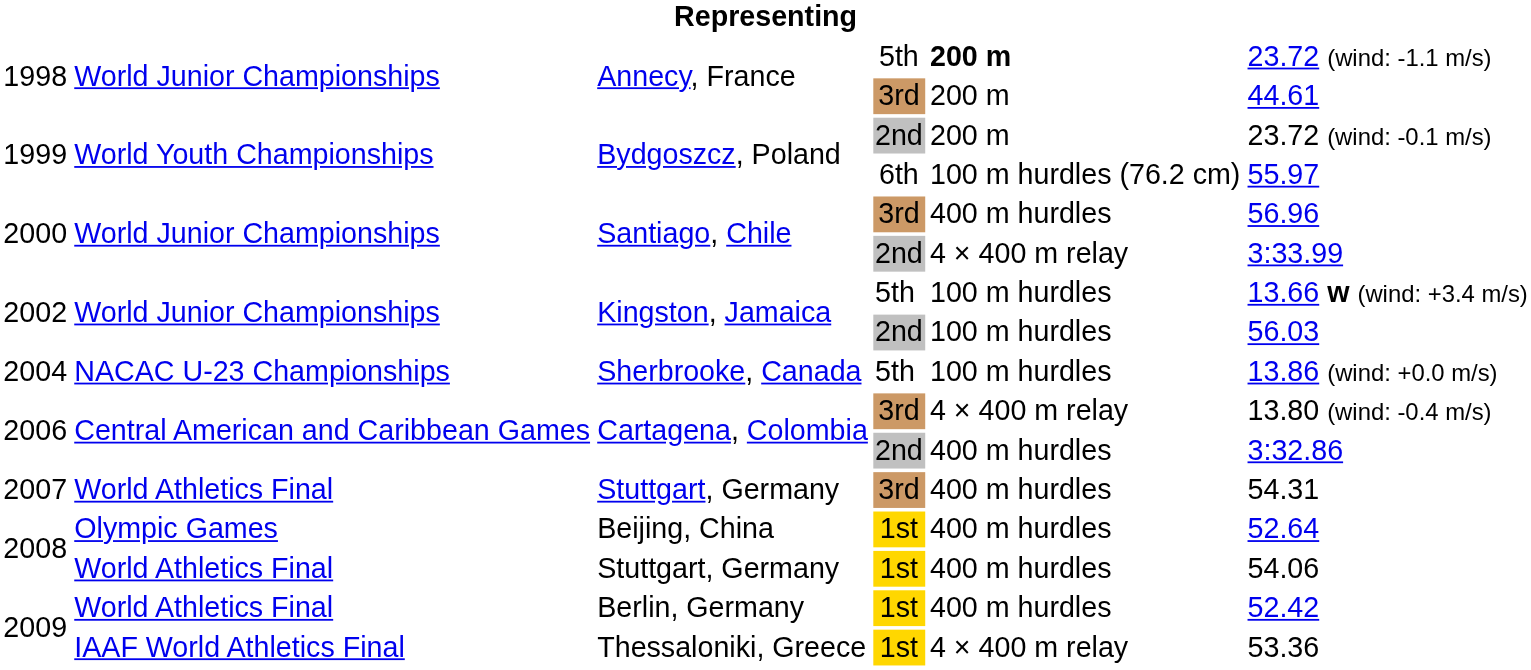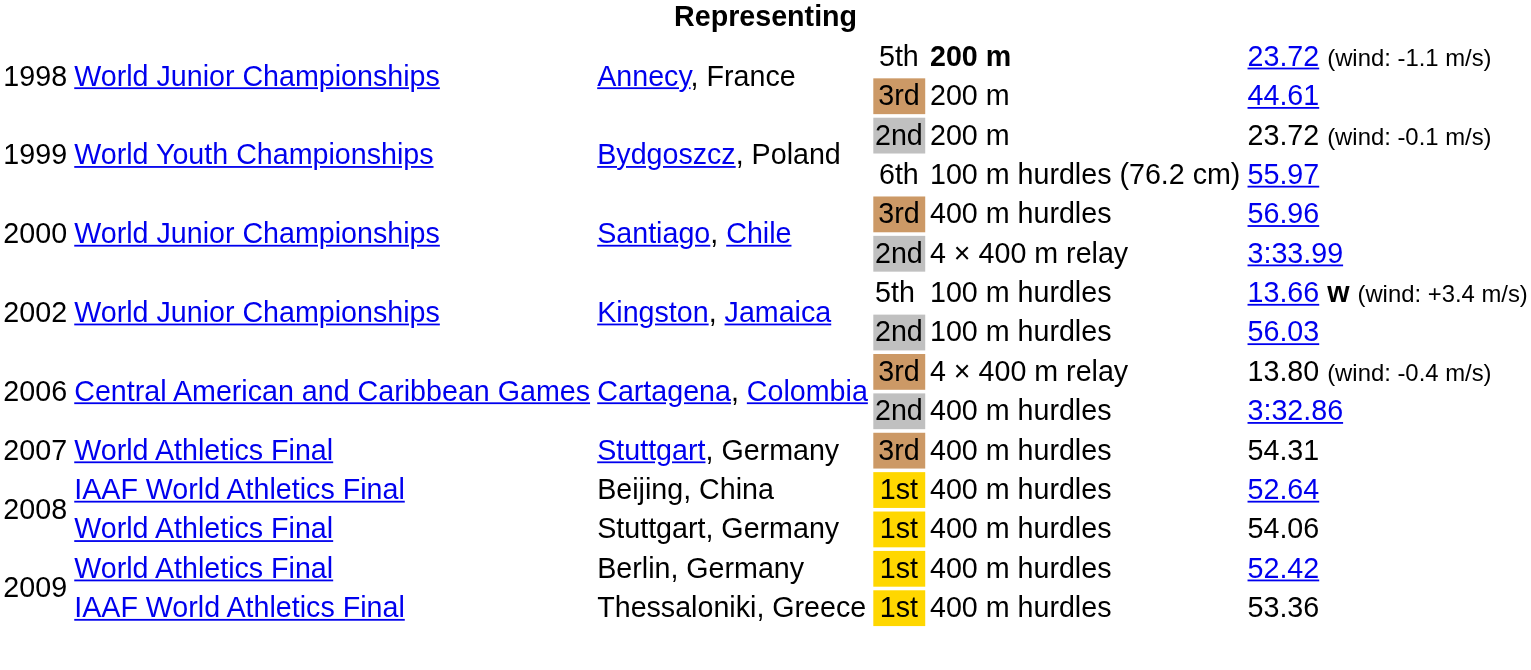- row: (729, 371)
(176, 529) Olympic Games -> (240, 489) IAAF World Athletics Final
(1029, 647) 4 × 400 m relay -> (1021, 607) 400 m hurdles
